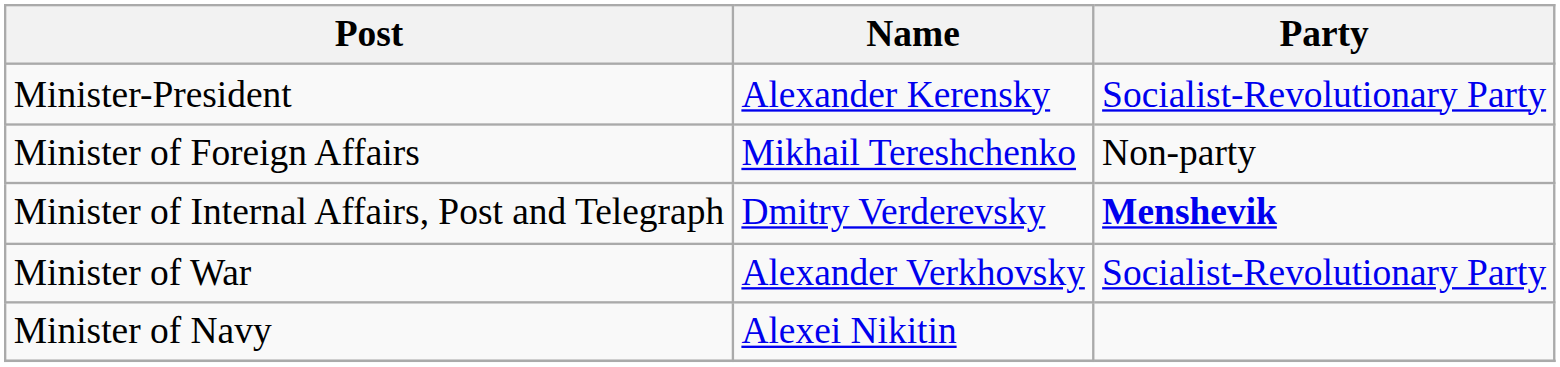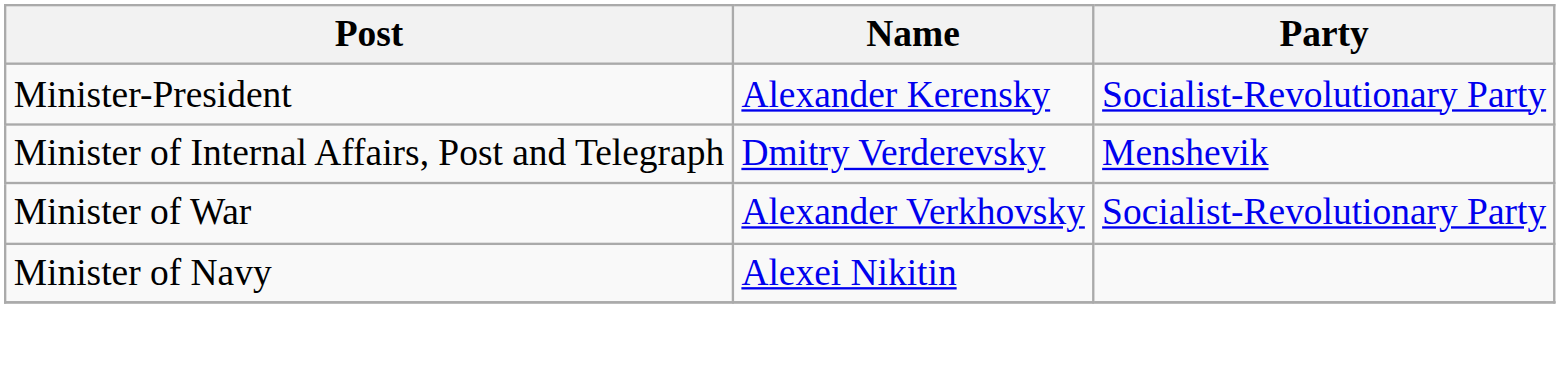- row: (217, 152)
(1189, 212) bold -> (1185, 152) normal
